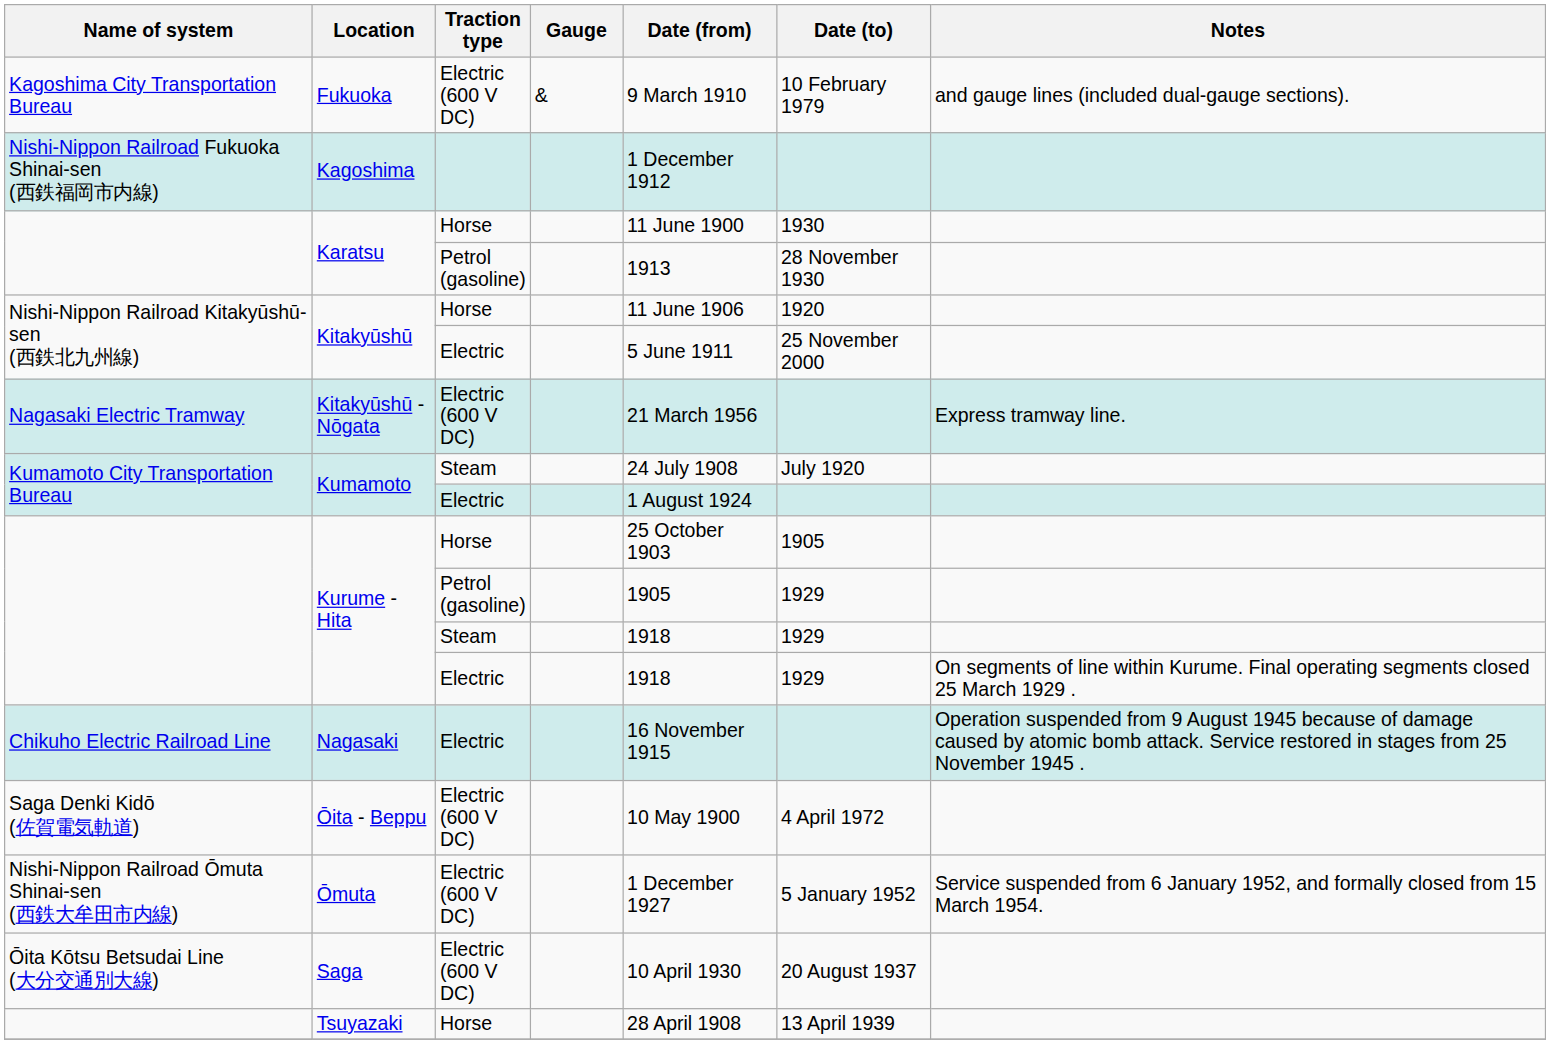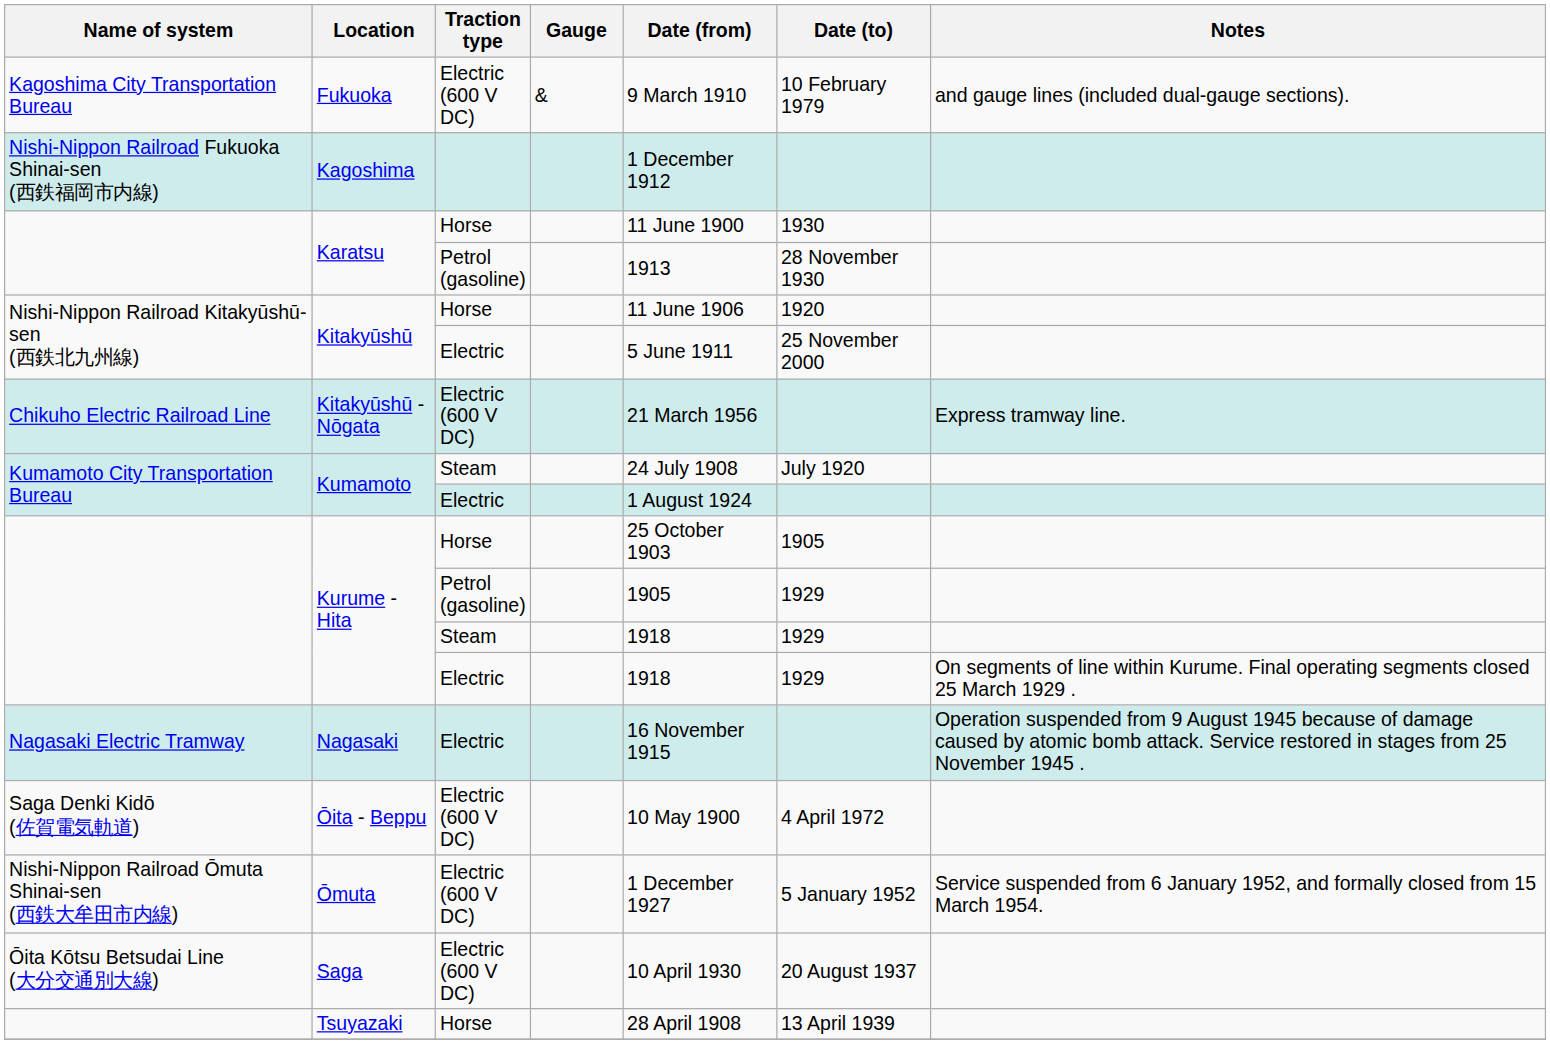(127, 416) Nagasaki Electric Tramway -> (140, 416) Chikuho Electric Railroad Line
(140, 742) Chikuho Electric Railroad Line -> (127, 742) Nagasaki Electric Tramway
